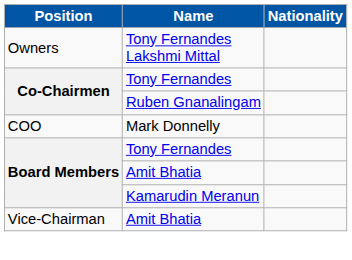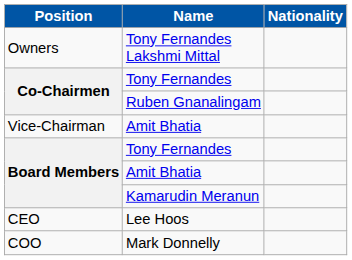rows swapped: (56, 219) <-> (25, 126)
+ row: (24, 219)
